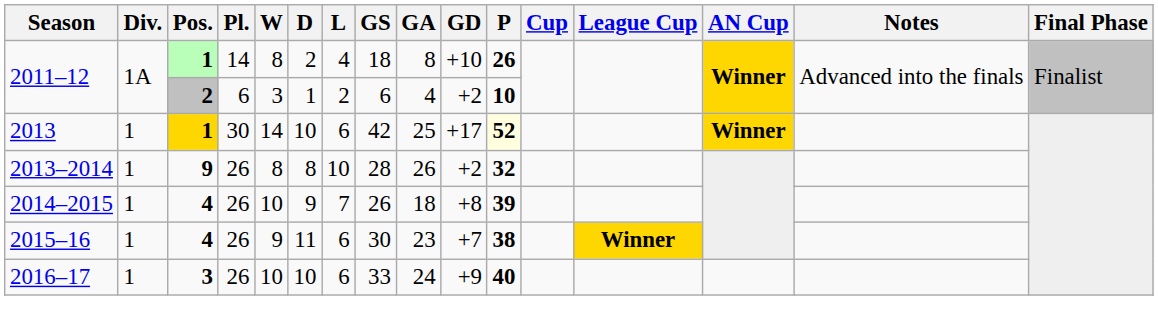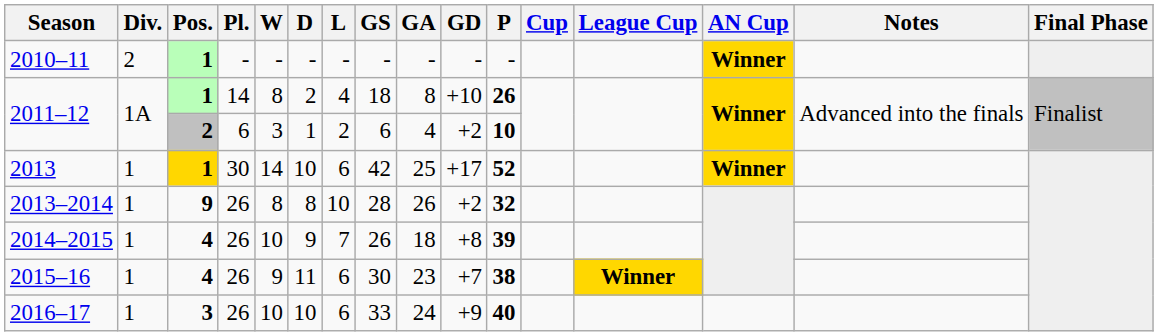+ row: (50, 58)
(504, 131) lightyellow background -> (504, 167) no background
